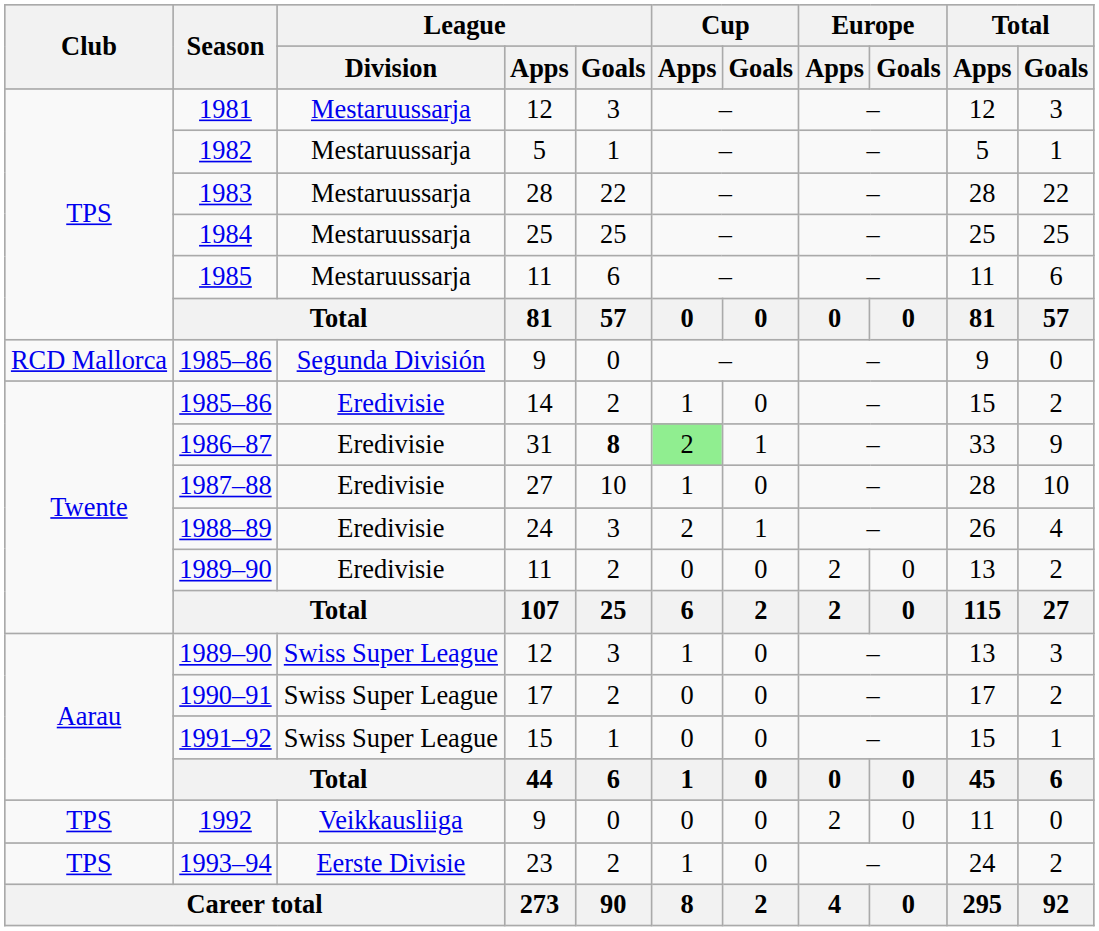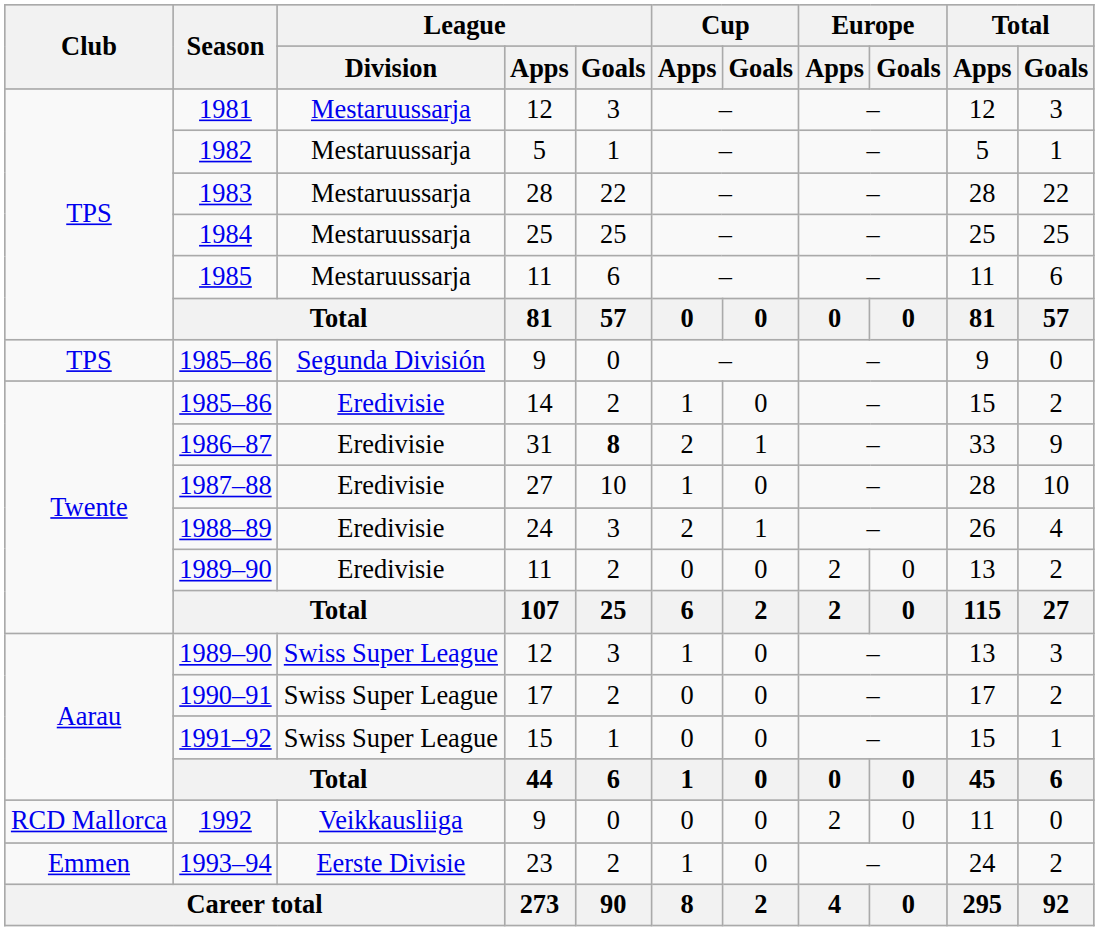(89, 360) RCD Mallorca -> (89, 360) TPS
(687, 444) lightgreen background -> (687, 444) no background
(89, 820) TPS -> (89, 820) RCD Mallorca
(89, 862) TPS -> (89, 862) Emmen
